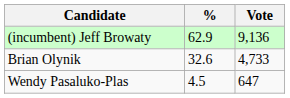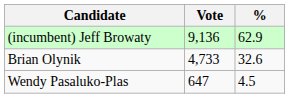columns swapped: (260, 15) <-> (210, 15)
